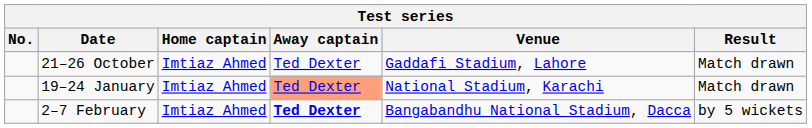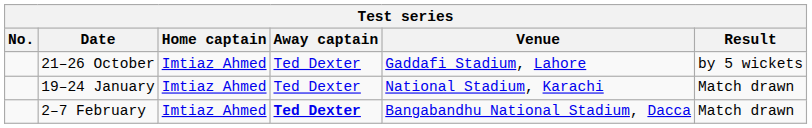(746, 64) Match drawn -> (750, 64) by 5 wickets
(317, 88) lightsalmon background -> (317, 88) no background
(750, 111) by 5 wickets -> (746, 111) Match drawn
